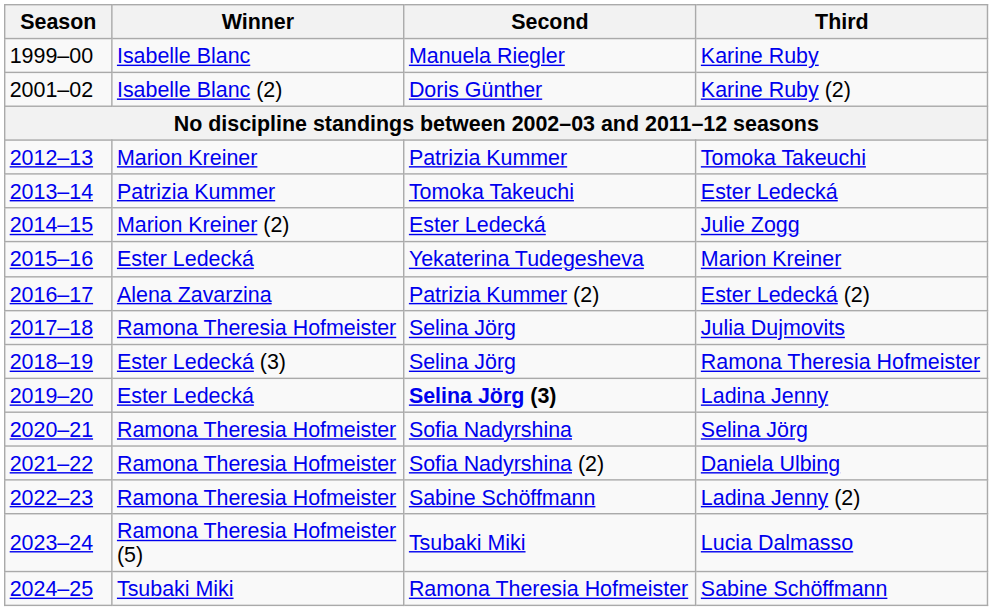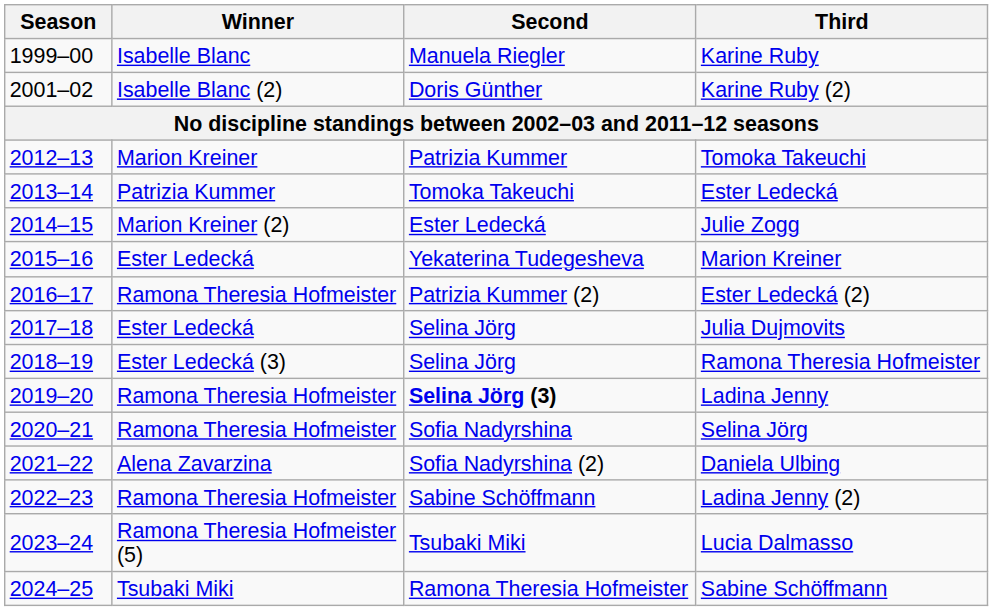(194, 293) Alena Zavarzina -> (257, 293) Ramona Theresia Hofmeister
(257, 327) Ramona Theresia Hofmeister -> (185, 327) Ester Ledecká
(185, 395) Ester Ledecká -> (257, 395) Ramona Theresia Hofmeister
(257, 463) Ramona Theresia Hofmeister -> (194, 463) Alena Zavarzina
